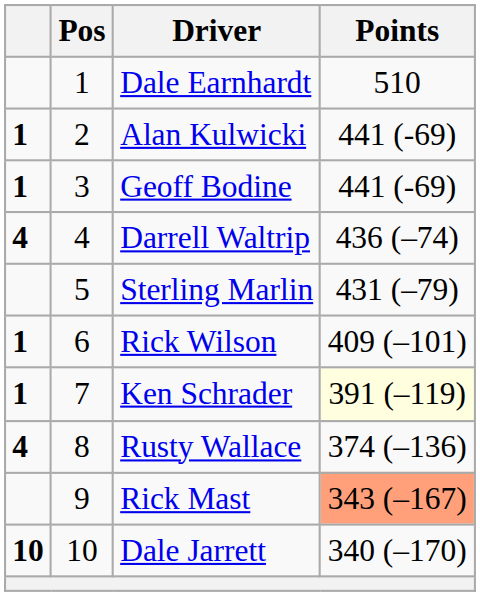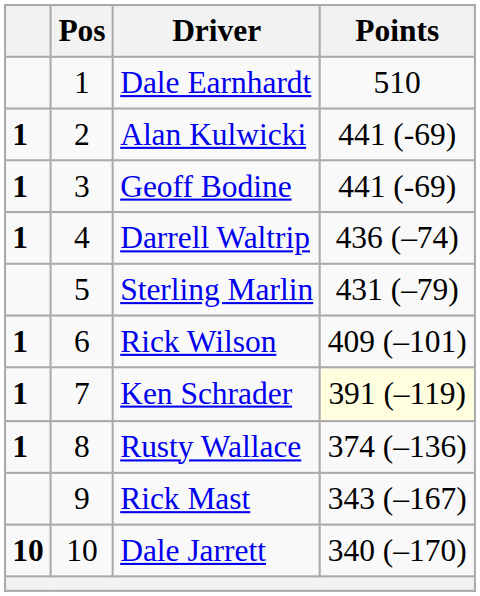(20, 238) 4 -> (20, 238) 1
(20, 445) 4 -> (20, 445) 1
(397, 497) lightsalmon background -> (397, 497) no background
